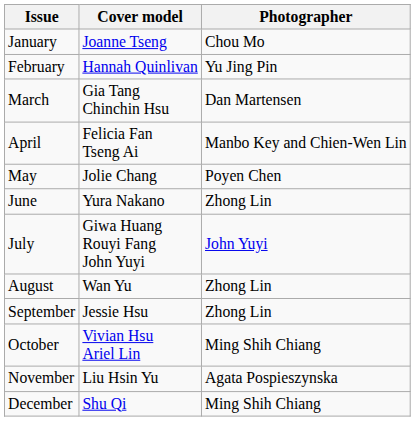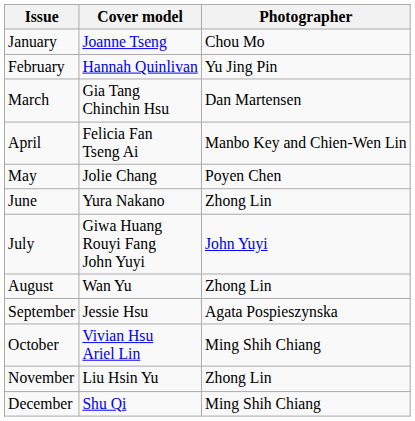(238, 311) Zhong Lin -> (271, 311) Agata Pospieszynska
(271, 378) Agata Pospieszynska -> (238, 378) Zhong Lin
